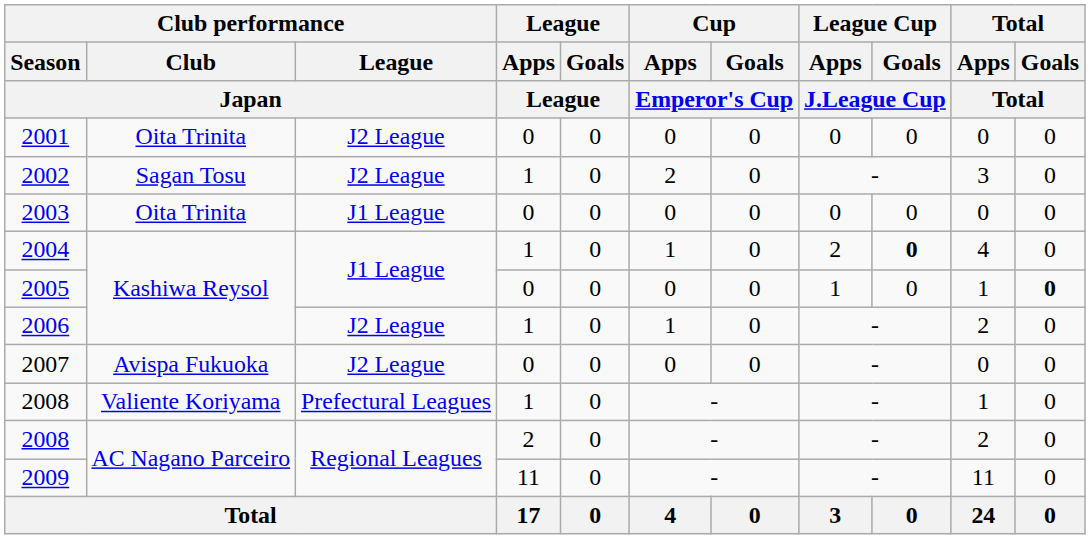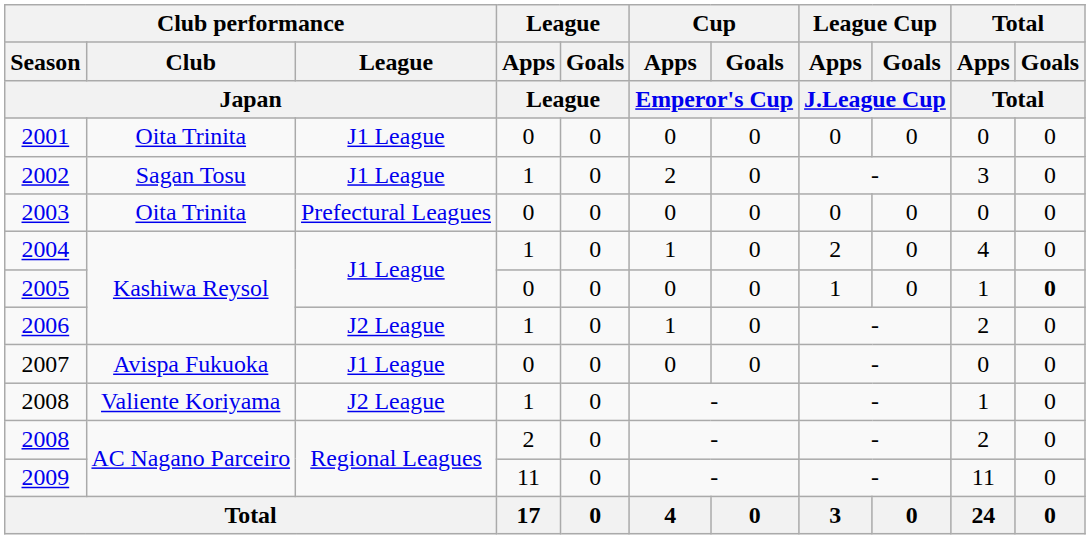(396, 136) J2 League -> (396, 136) J1 League
(396, 174) J2 League -> (396, 174) J1 League
(396, 212) J1 League -> (396, 212) Prefectural Leagues
(912, 250) bold -> (912, 250) normal
(396, 363) J2 League -> (396, 363) J1 League
(396, 401) Prefectural Leagues -> (396, 401) J2 League
